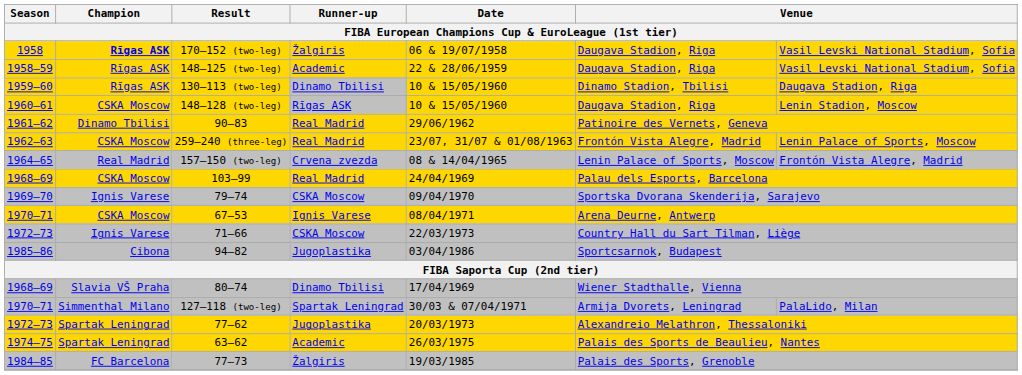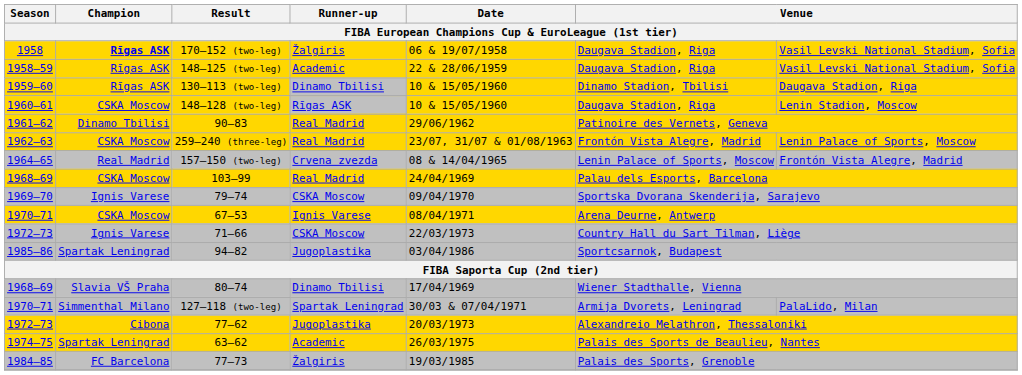(150, 251) Cibona -> (114, 251) Spartak Leningrad
(114, 324) Spartak Leningrad -> (150, 324) Cibona
